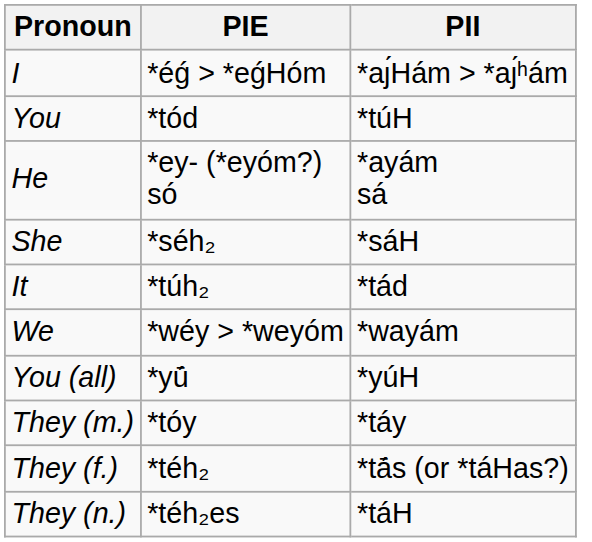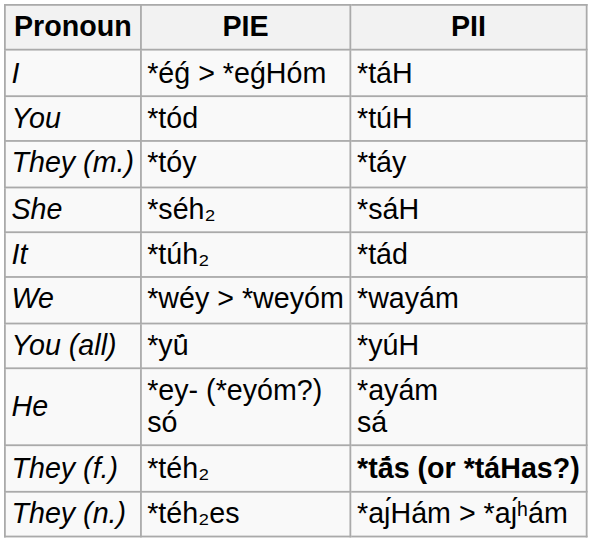(462, 72) *aȷ́Hám > *aȷ́ʰám -> (385, 72) *táH
rows swapped: (30, 179) <-> (73, 422)
(463, 468) normal -> (468, 468) bold
(385, 513) *táH -> (462, 513) *aȷ́Hám > *aȷ́ʰám
